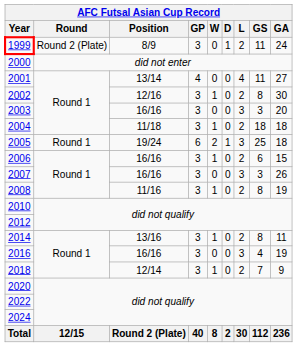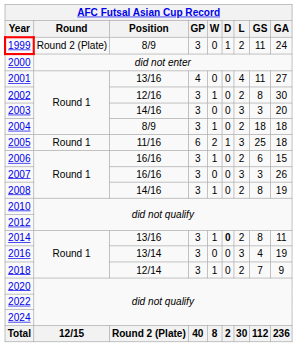(149, 79) 13/14 -> (149, 79) 13/16
(149, 111) 16/16 -> (149, 111) 14/16
(149, 127) 11/18 -> (149, 127) 8/9
(149, 143) 19/24 -> (149, 143) 11/16
(149, 191) 11/16 -> (149, 191) 14/16
(228, 238) normal -> (228, 238) bold
(149, 254) 16/16 -> (149, 254) 13/14
